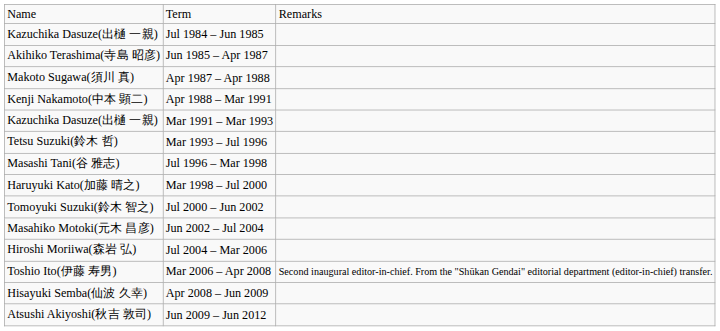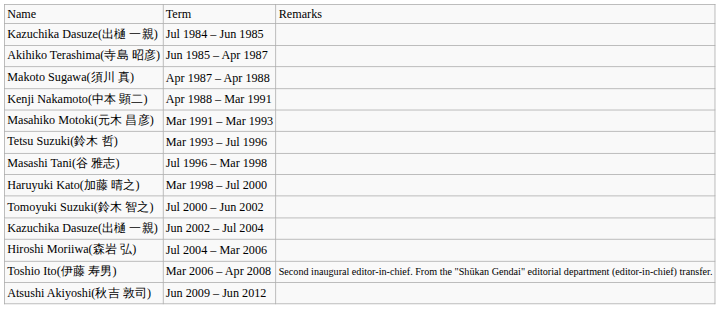(82, 120) Kazuchika Dasuze(出樋 一親) -> (80, 120) Masahiko Motoki(元木 昌彦)
(80, 228) Masahiko Motoki(元木 昌彦) -> (82, 228) Kazuchika Dasuze(出樋 一親)
- row: (217, 293)
